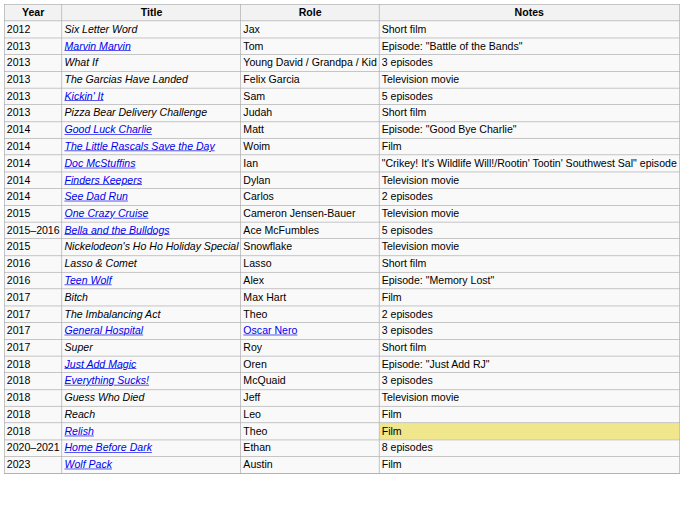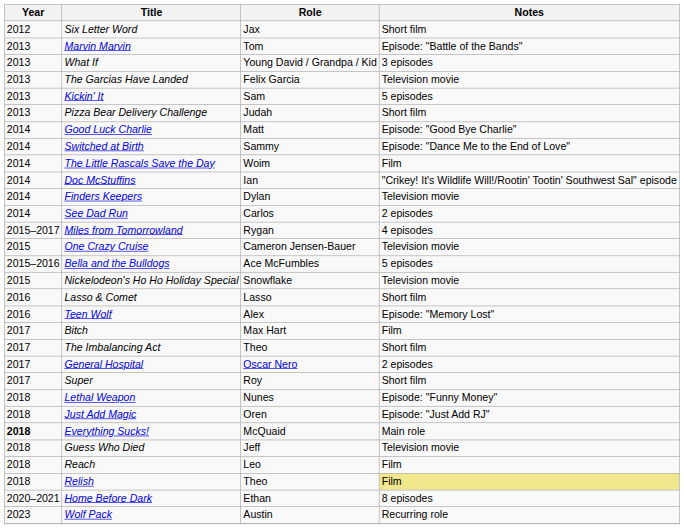+ row: (104, 146)
+ row: (124, 230)
(407, 314) 2 episodes -> (404, 347) Short film
(407, 331) 3 episodes -> (407, 364) 2 episodes
+ row: (100, 398)
(19, 381) normal -> (19, 431) bold
(407, 381) 3 episodes -> (403, 431) Main role
(392, 465) Film -> (415, 515) Recurring role
